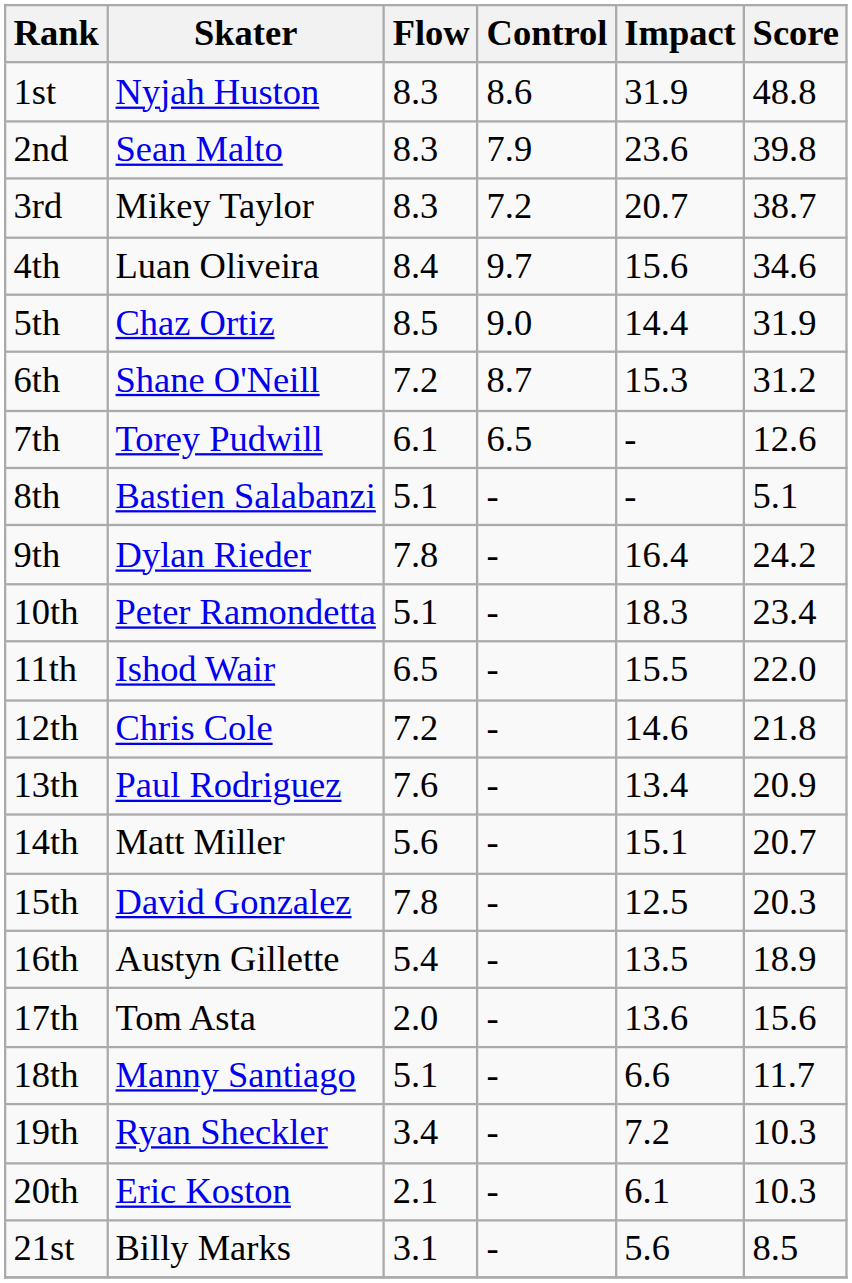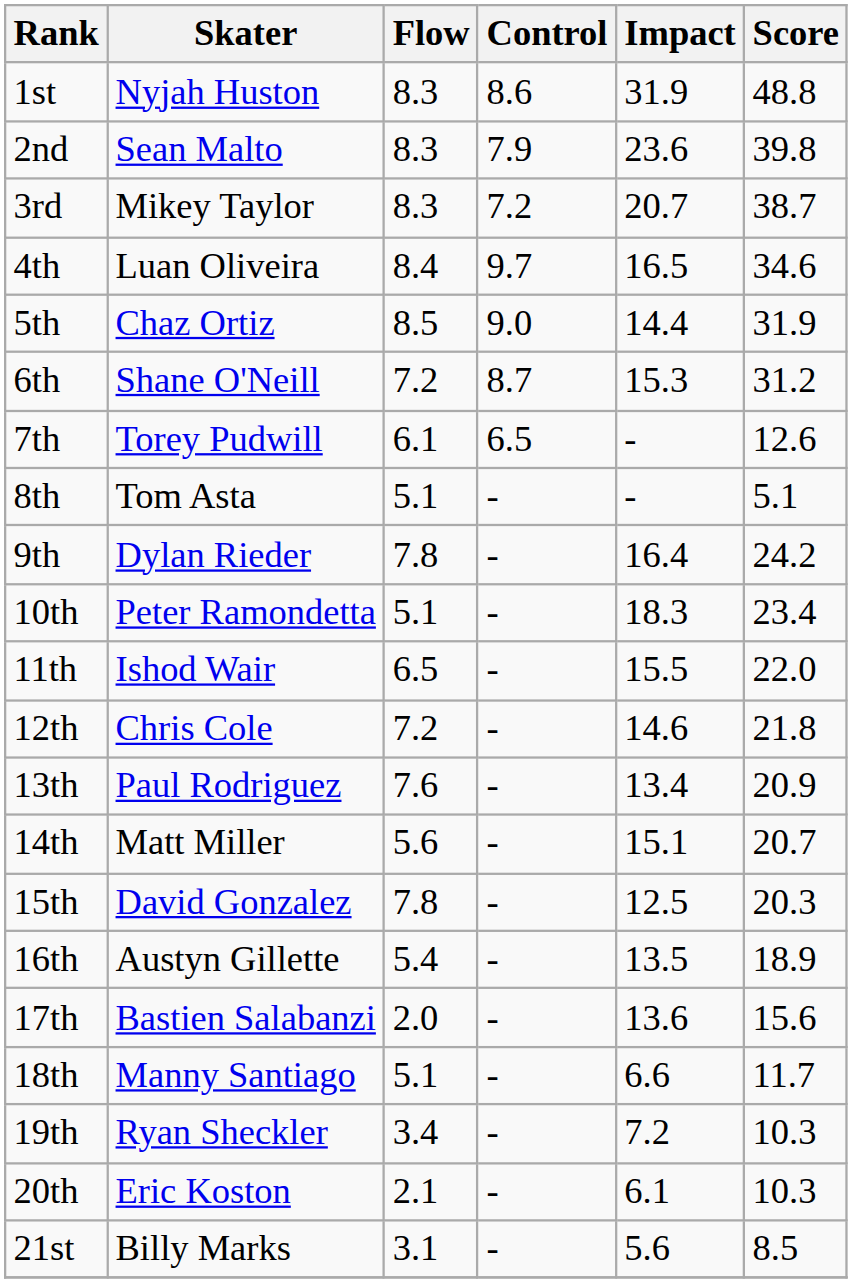(656, 264) 15.6 -> (656, 264) 16.5
(246, 496) Bastien Salabanzi -> (186, 496) Tom Asta
(186, 1016) Tom Asta -> (246, 1016) Bastien Salabanzi
